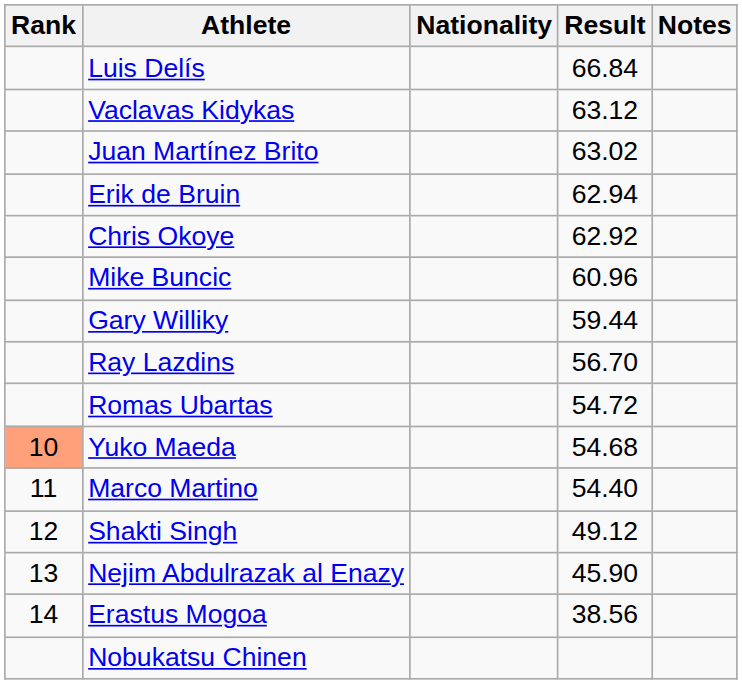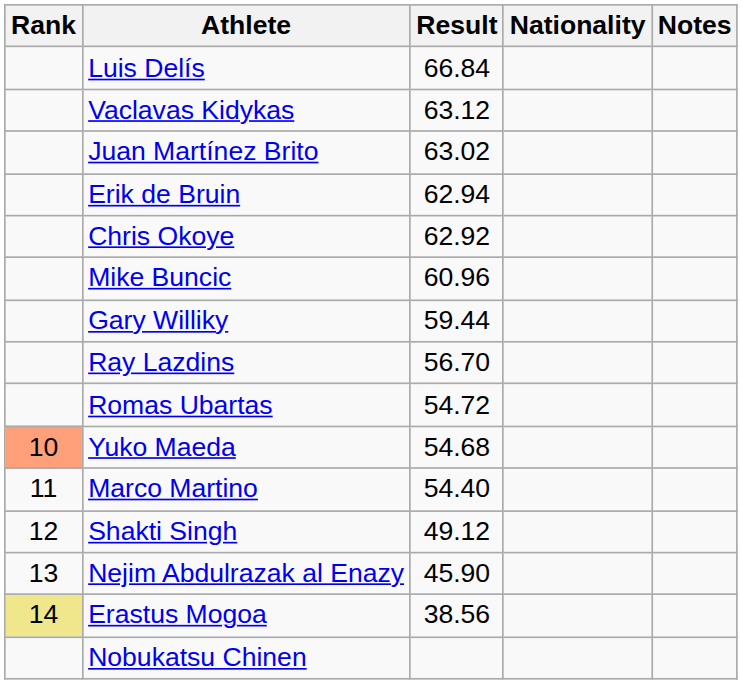columns swapped: (484, 25) <-> (605, 25)
(43, 615) no background -> (43, 615) khaki background
